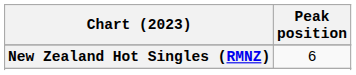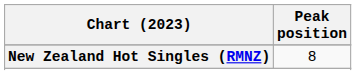(312, 57) 6 -> (312, 57) 8
